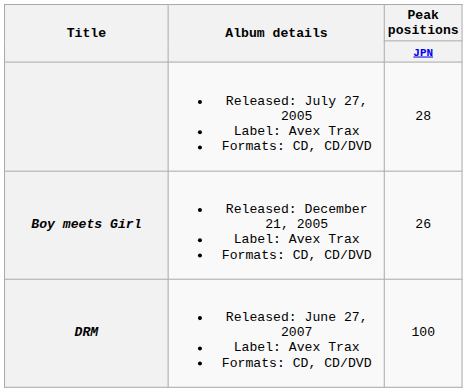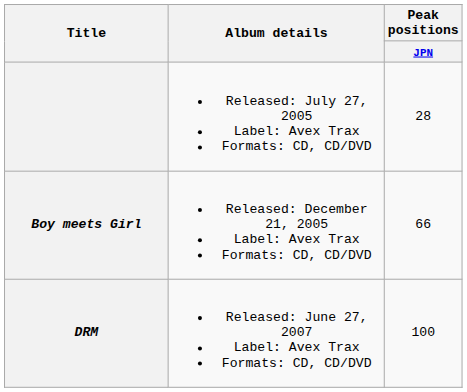(423, 225) 26 -> (423, 225) 66
